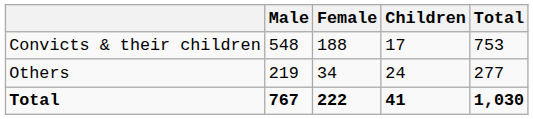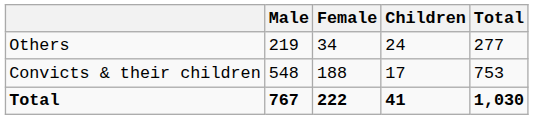rows swapped: (135, 46) <-> (39, 73)
